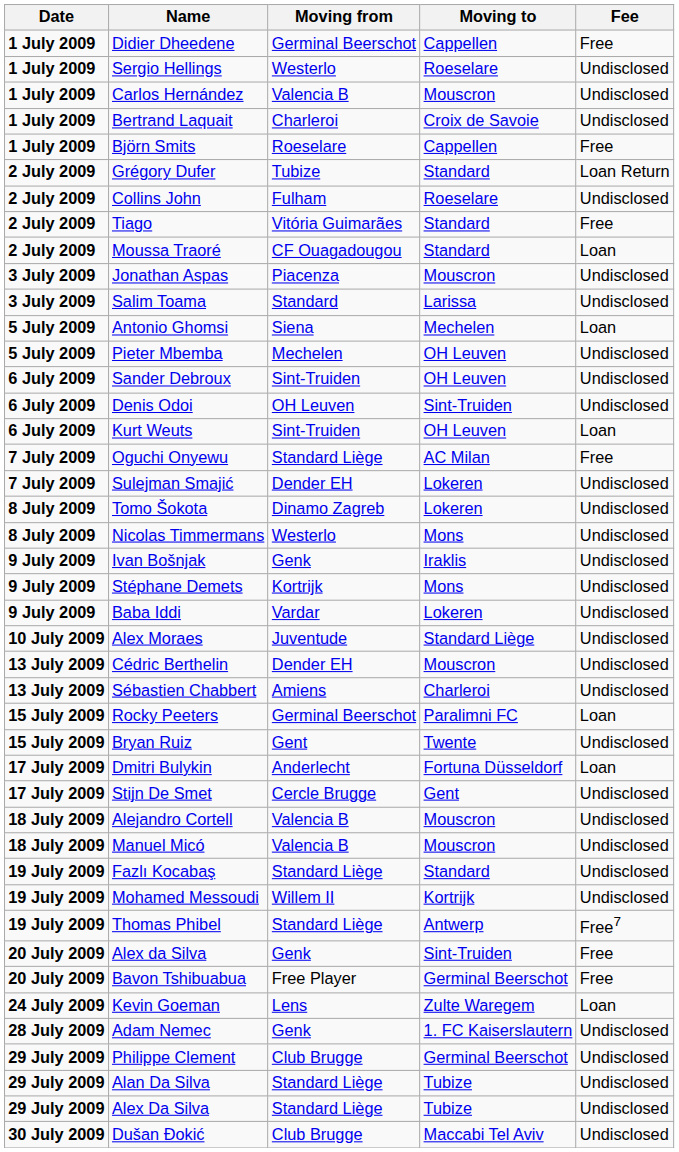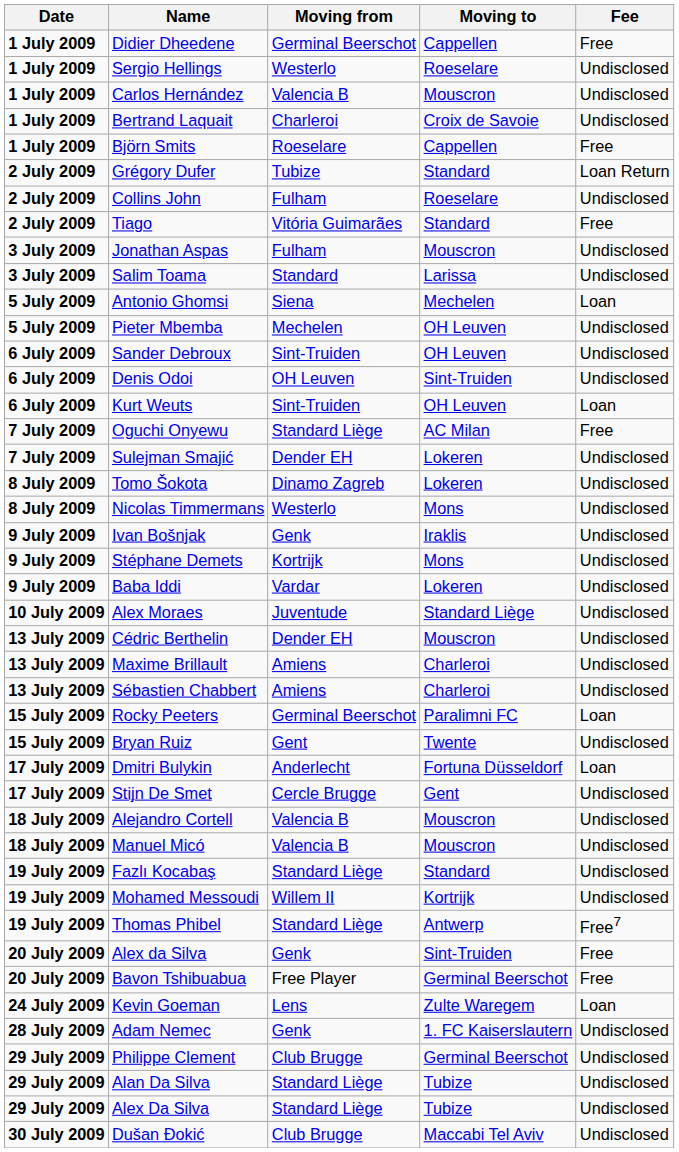- row: (166, 250)
(305, 276) Piacenza -> (299, 250) Fulham
+ row: (170, 664)
